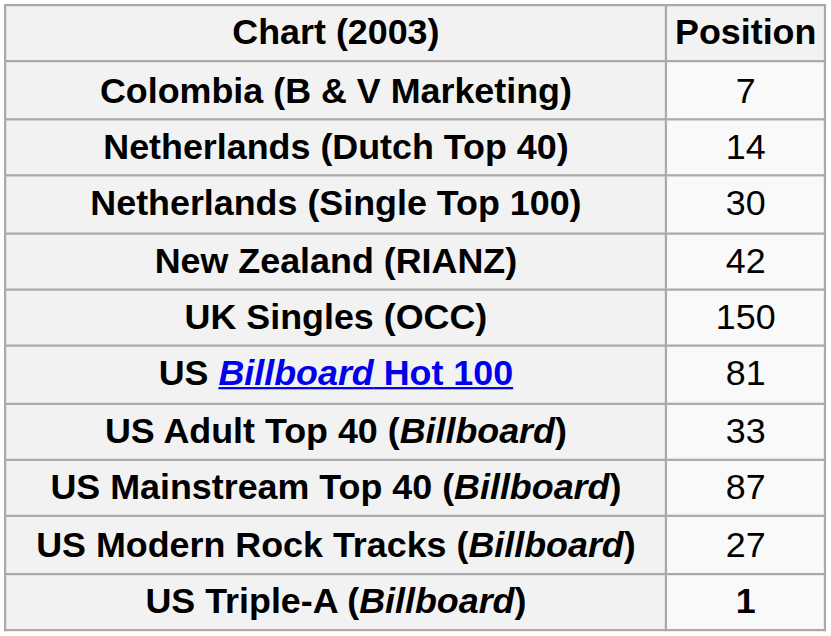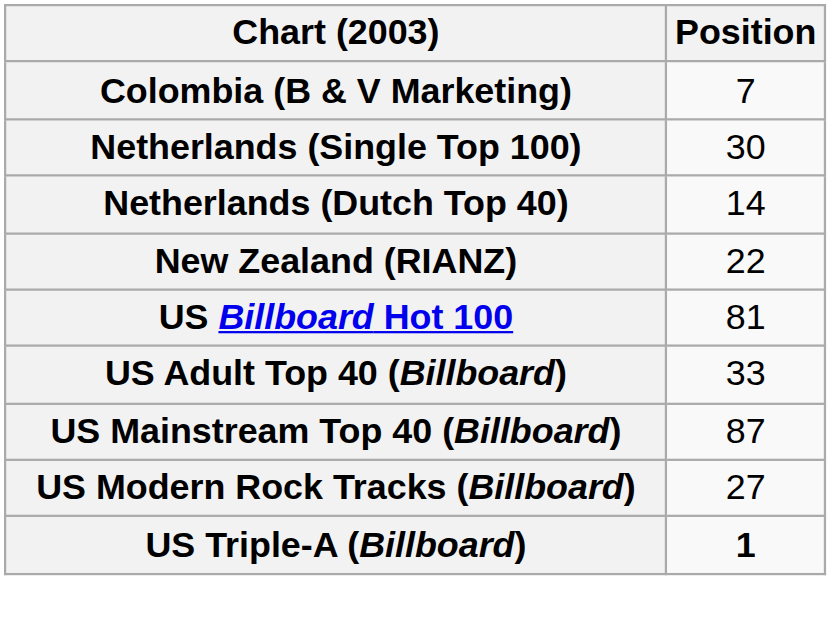rows swapped: (336, 146) <-> (336, 203)
(746, 260) 42 -> (746, 260) 22
- row: (336, 317)
